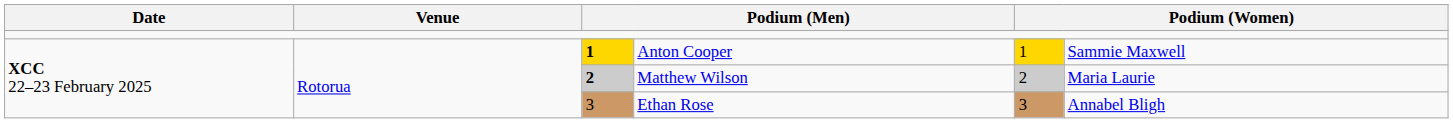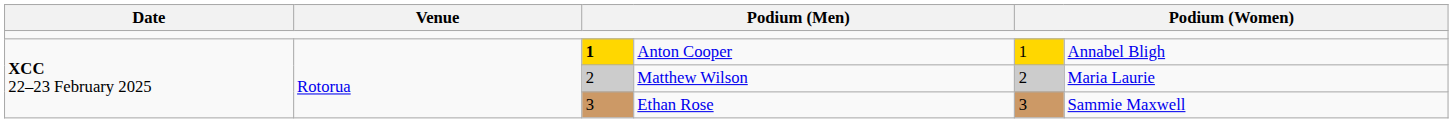(1127, 51) Sammie Maxwell -> (1116, 51) Annabel Bligh
(590, 78) bold -> (590, 78) normal
(1116, 104) Annabel Bligh -> (1127, 104) Sammie Maxwell
